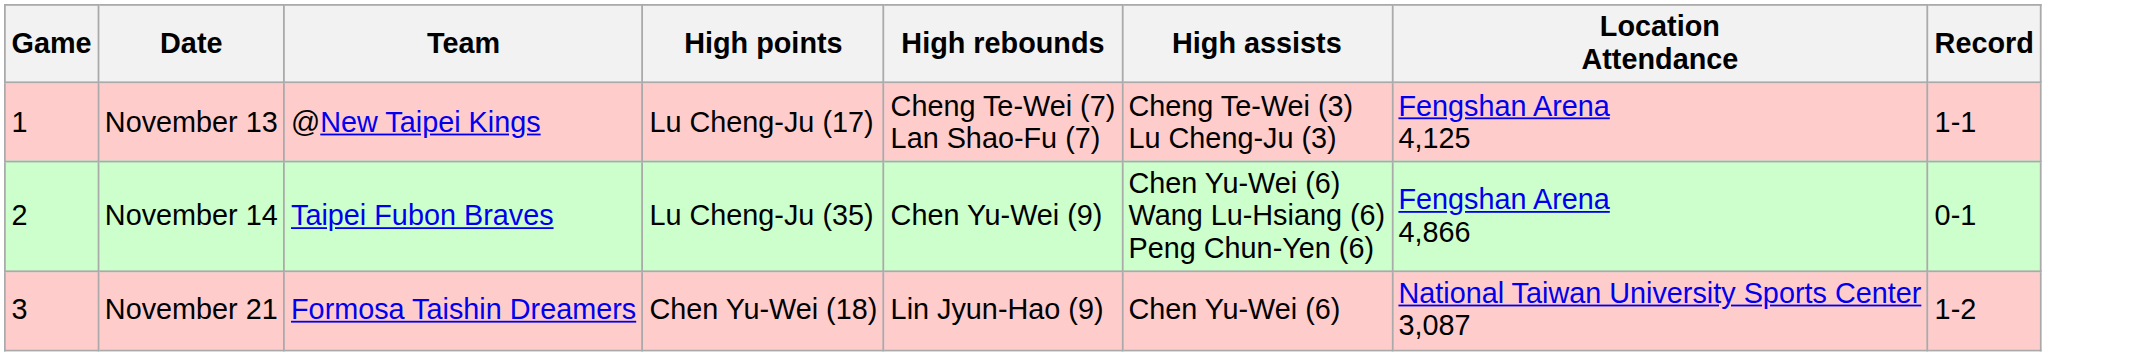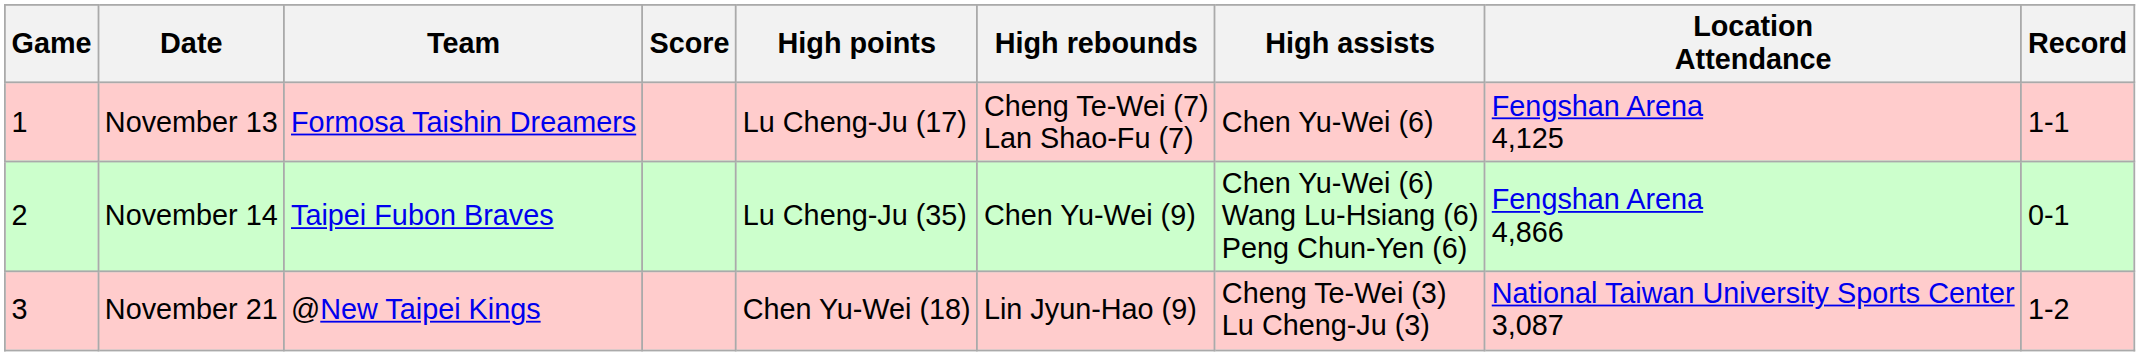+ column: (689, 43)
(416, 121) @New Taipei Kings -> (464, 121) Formosa Taishin Dreamers
(1241, 121) Cheng Te-Wei (3) Lu Cheng-Ju (3) -> (1328, 121) Chen Yu-Wei (6)
(464, 310) Formosa Taishin Dreamers -> (416, 310) @New Taipei Kings
(1234, 310) Chen Yu-Wei (6) -> (1334, 310) Cheng Te-Wei (3) Lu Cheng-Ju (3)
